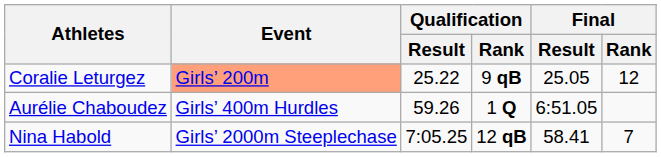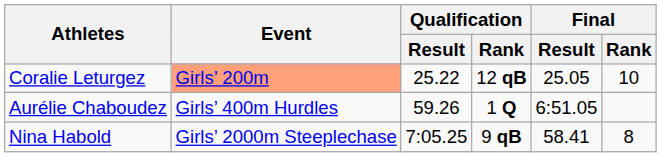(501, 78) 9 qB -> (501, 78) 12 qB
(629, 78) 12 -> (629, 78) 10
(501, 137) 12 qB -> (501, 137) 9 qB
(629, 137) 7 -> (629, 137) 8
